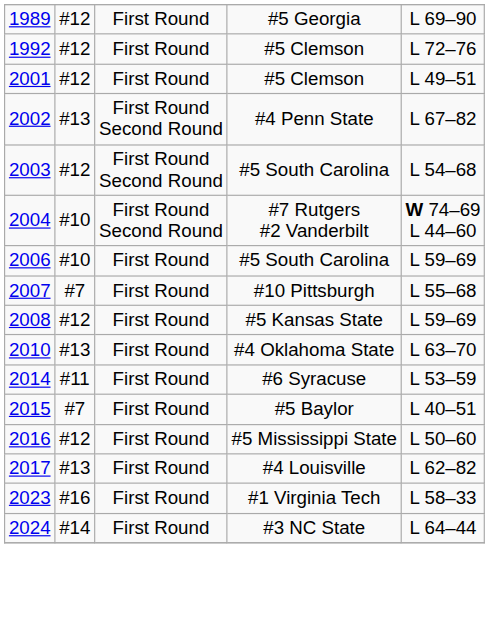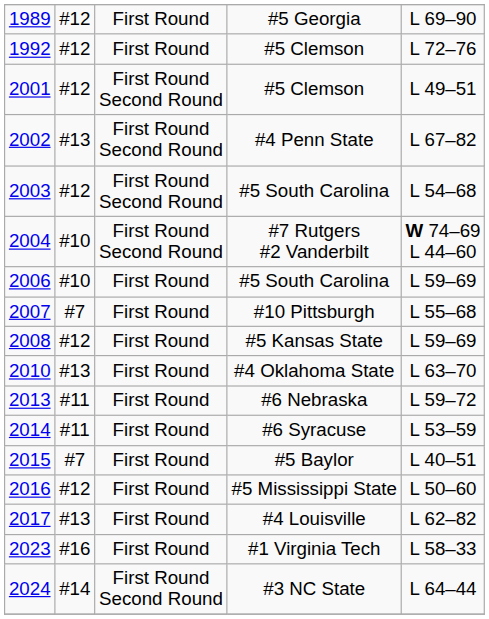(161, 78) First Round -> (161, 89) First Round Second Round
+ row: (30, 400)
(161, 527) First Round -> (161, 589) First Round Second Round
